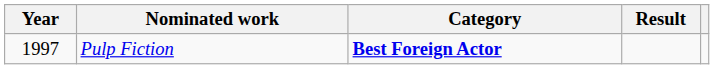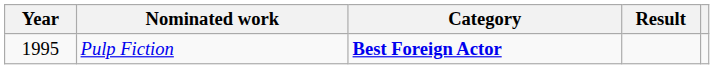(40, 48) 1997 -> (40, 48) 1995
